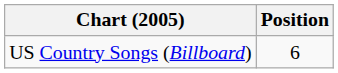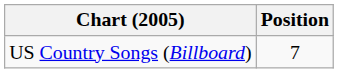(295, 51) 6 -> (295, 51) 7
